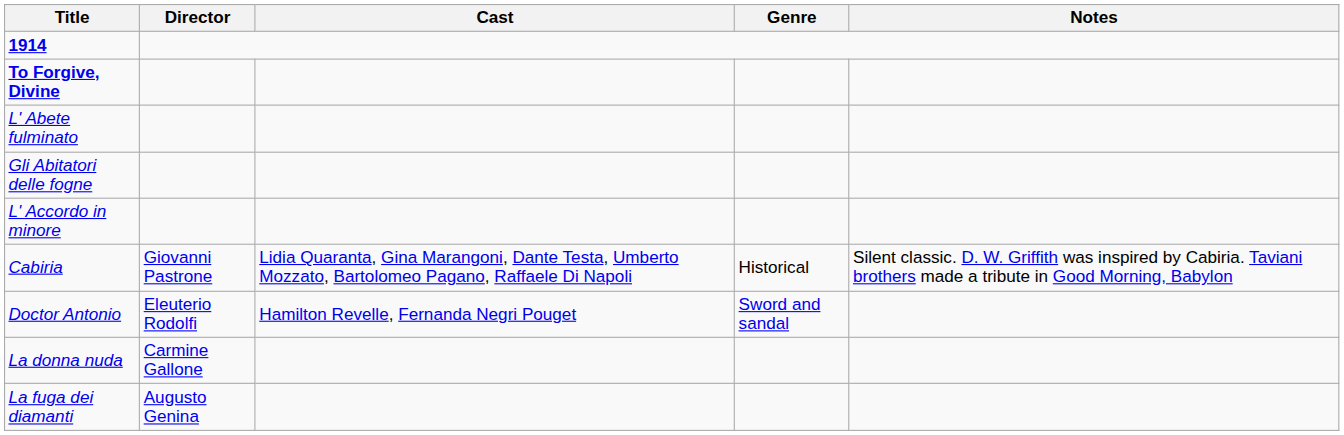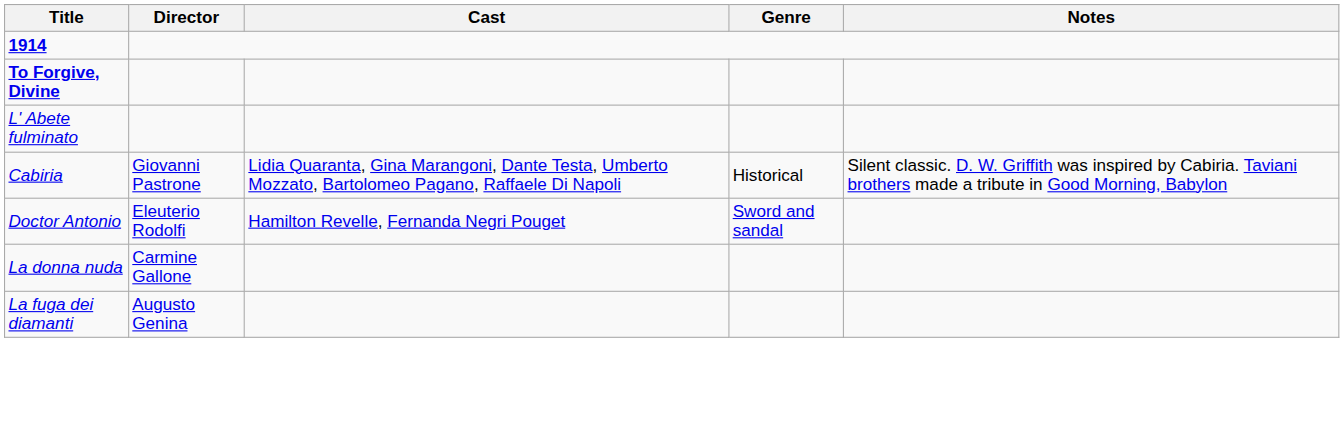- row: (52, 174)
- row: (57, 221)
